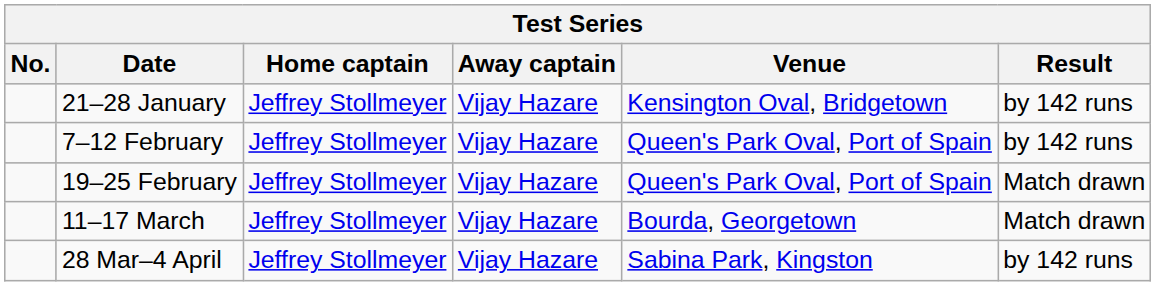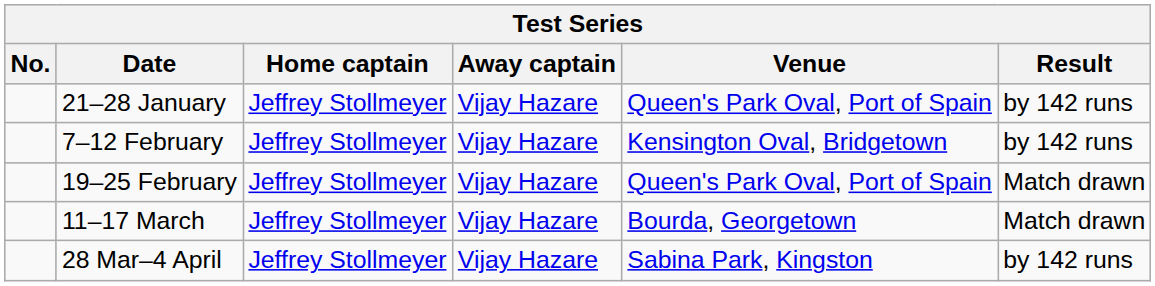(787, 102) Kensington Oval, Bridgetown -> (810, 102) Queen's Park Oval, Port of Spain
(810, 142) Queen's Park Oval, Port of Spain -> (787, 142) Kensington Oval, Bridgetown
